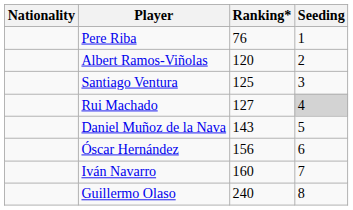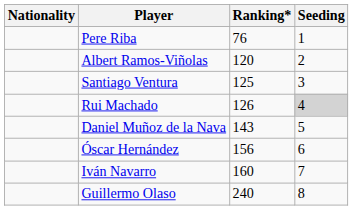(243, 104) 127 -> (243, 104) 126
